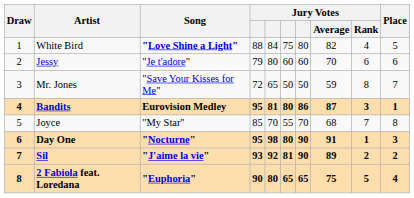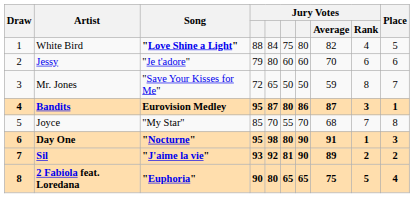(273, 106) 81 -> (273, 106) 87
